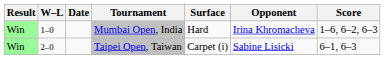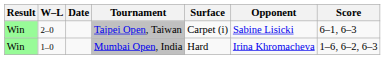rows swapped: (138, 29) <-> (138, 46)
